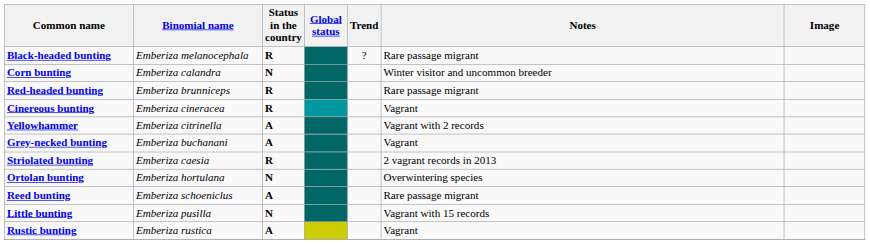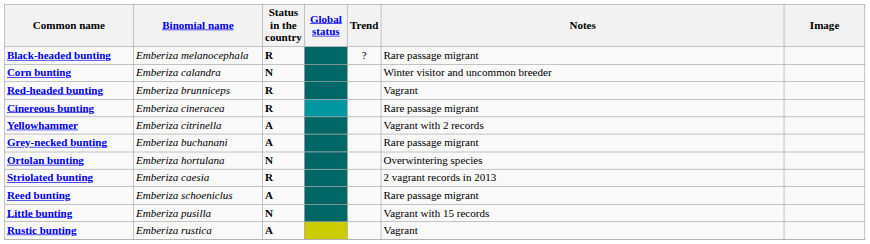(431, 90) Rare passage migrant -> (401, 90) Vagrant
(401, 108) Vagrant -> (431, 108) Rare passage migrant
(401, 143) Vagrant -> (431, 143) Rare passage migrant
rows swapped: (45, 178) <-> (50, 160)
